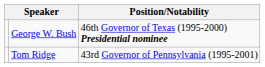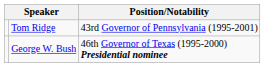rows swapped: (33, 54) <-> (44, 33)
